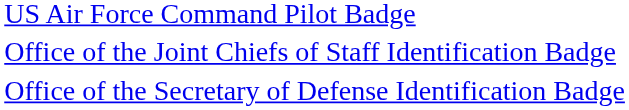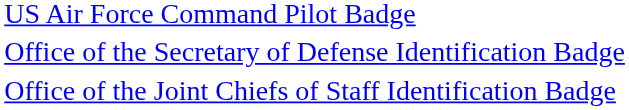rows swapped: (310, 52) <-> (315, 90)
